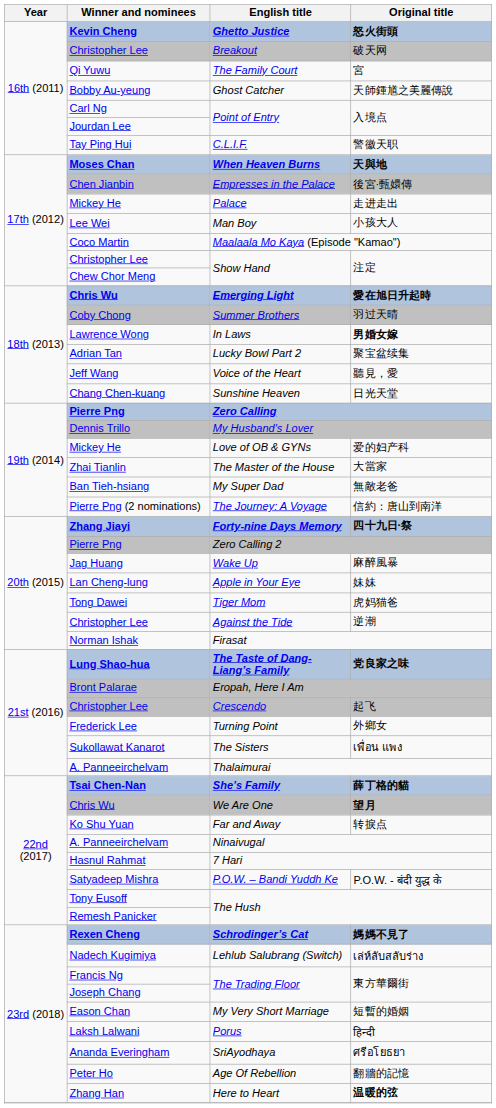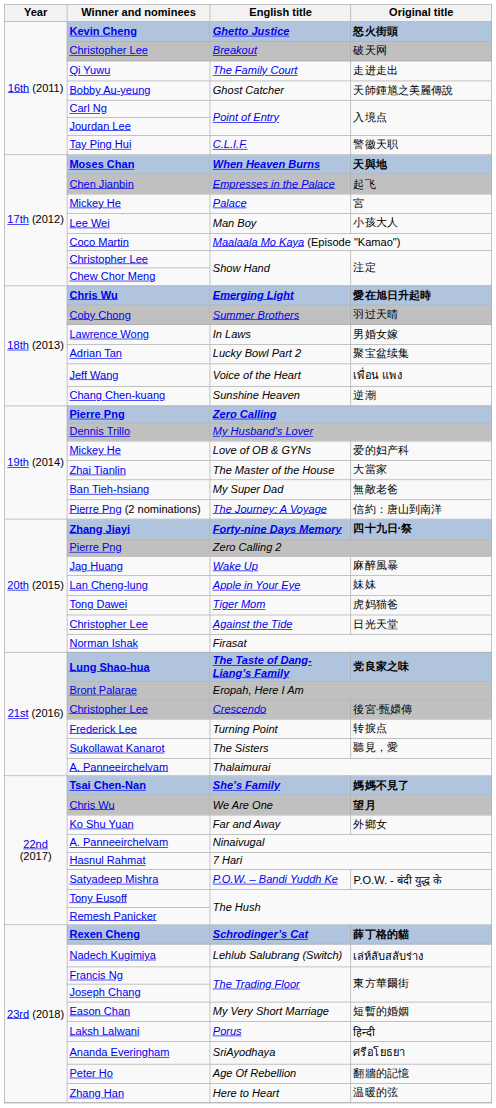(359, 70) 宮 -> (376, 70) 走进走出
(383, 183) 後宮·甄嬛傳 -> (365, 183) 起飞
(376, 203) 走进走出 -> (359, 203) 宮
(376, 334) bold -> (376, 334) normal
(376, 373) 聽見，愛 -> (378, 375) เพื่อน แพง
(376, 393) 日光天堂 -> (365, 395) 逆潮
(365, 621) 逆潮 -> (376, 624) 日光天堂
(365, 706) 起飞 -> (383, 709) 後宮·甄嬛傳
(370, 725) 外鄉女 -> (370, 728) 转捩点
(378, 747) เพื่อน แพง -> (376, 748) 聽見，愛
(381, 785) 薛丁格的貓 -> (381, 785) 媽媽不見了
(370, 824) 转捩点 -> (370, 824) 外鄉女
(381, 934) 媽媽不見了 -> (381, 934) 薛丁格的貓
(376, 1093) bold -> (376, 1093) normal
